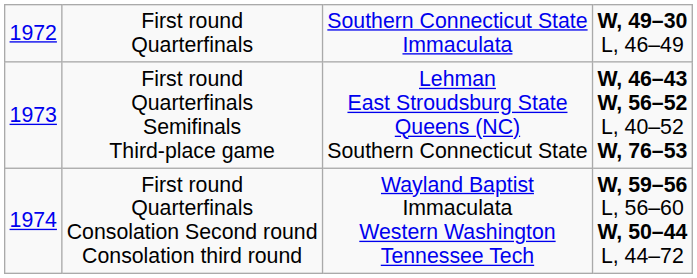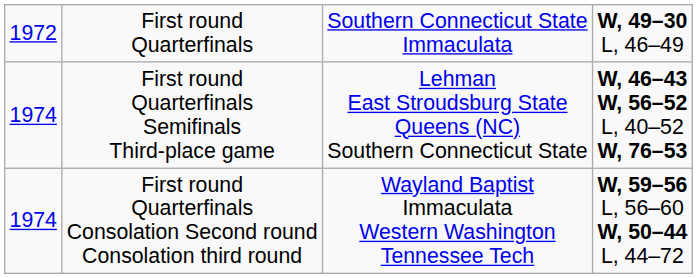(33, 114) 1973 -> (33, 114) 1974
